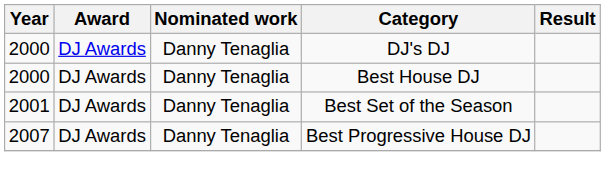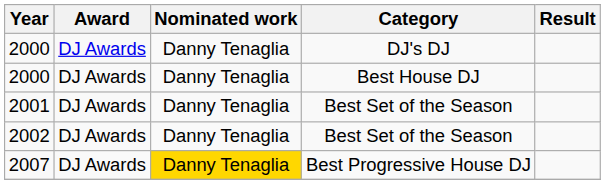+ row: (29, 135)
(226, 135) no background -> (226, 164) gold background
